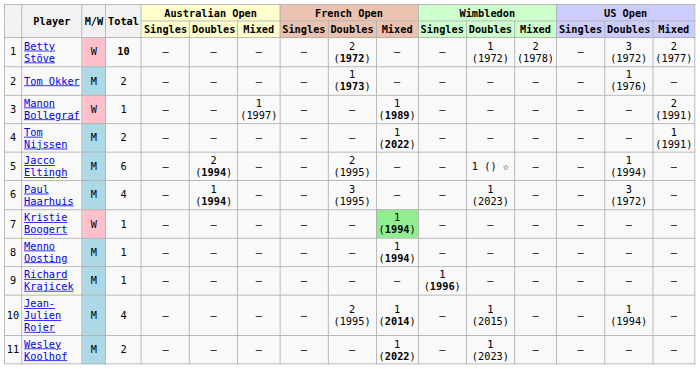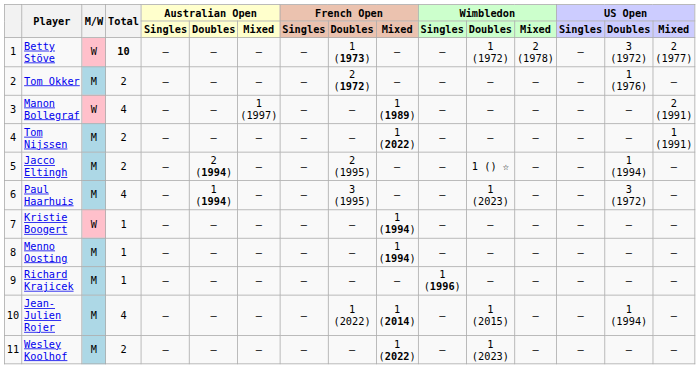(352, 52) 2 (1972) -> (352, 52) 1 (1973)
(352, 81) 1 (1973) -> (352, 81) 2 (1972)
(124, 109) 1 -> (124, 109) 4
(124, 167) 6 -> (124, 167) 2
(397, 224) lightgreen background -> (397, 224) no background
(352, 315) 2 (1995) -> (352, 315) 1 (2022)
